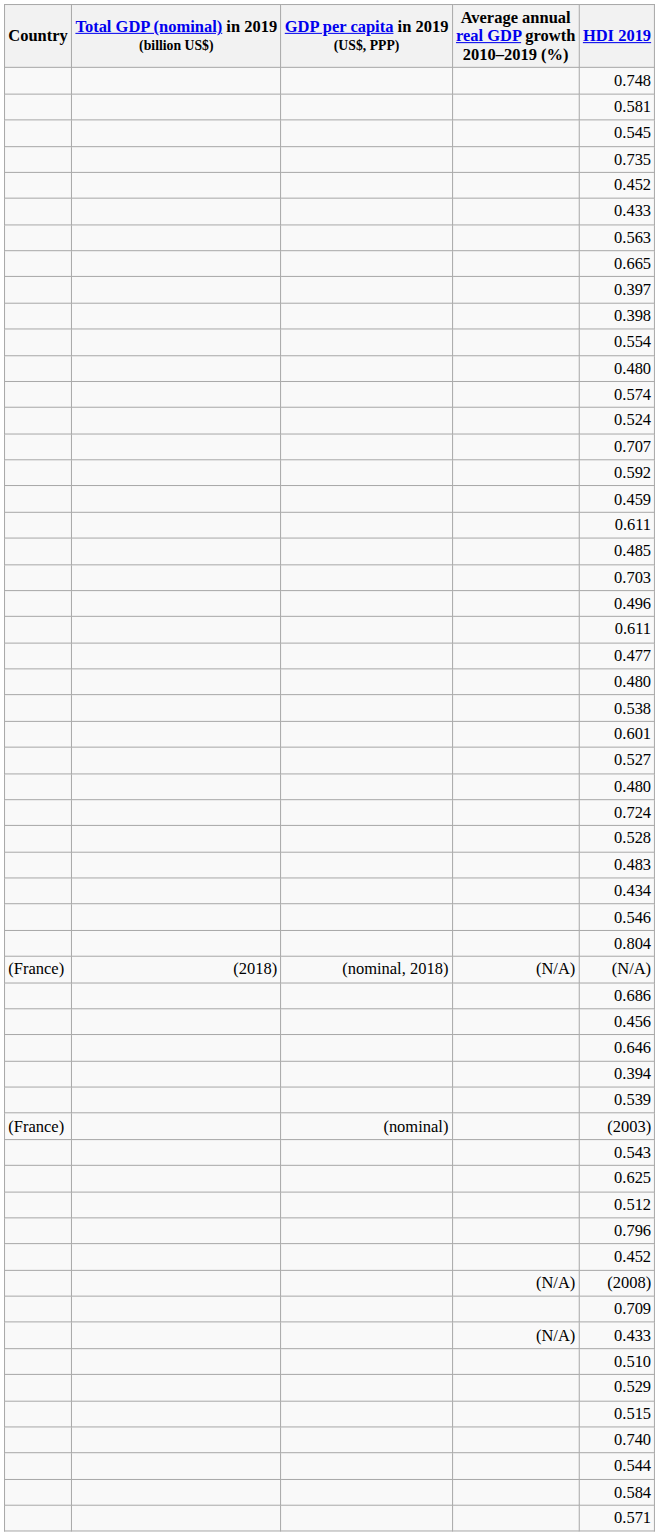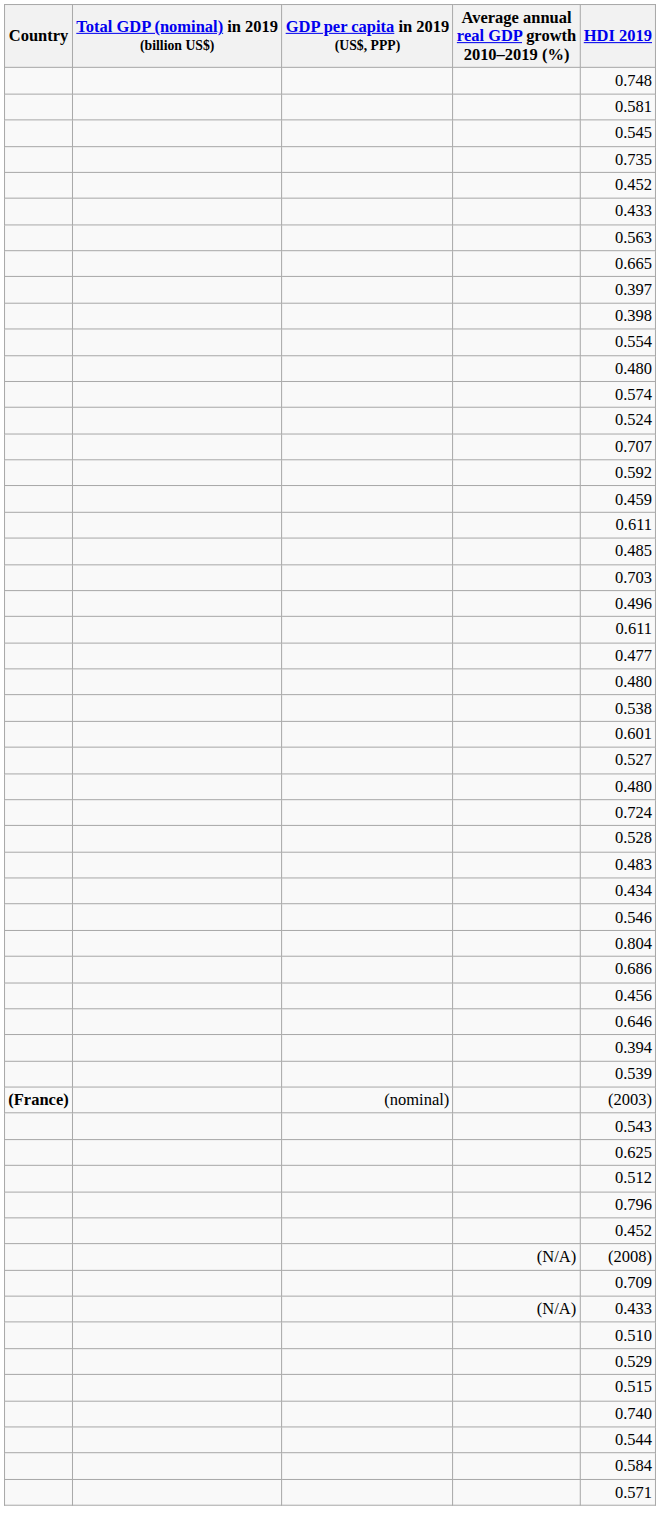- row: (395, 969)
(36, 1126) normal -> (39, 1100) bold
